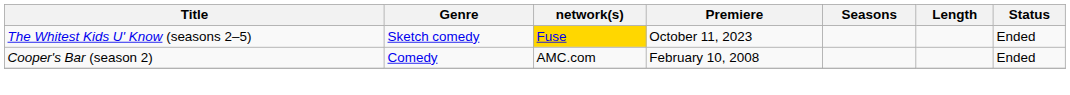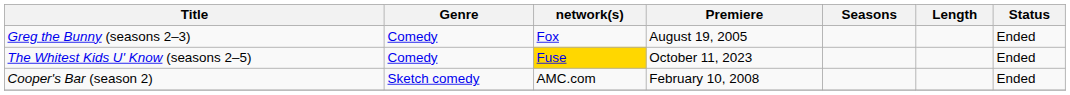+ row: (99, 36)
(433, 36) Sketch comedy -> (413, 57) Comedy
(413, 57) Comedy -> (433, 79) Sketch comedy
